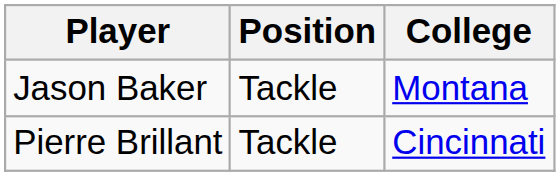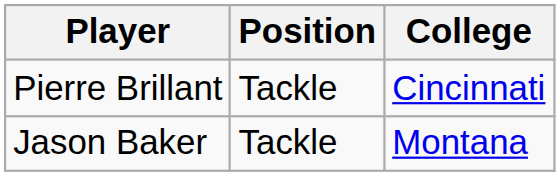rows swapped: (110, 87) <-> (118, 142)
